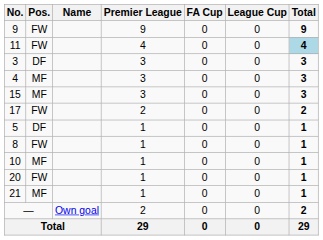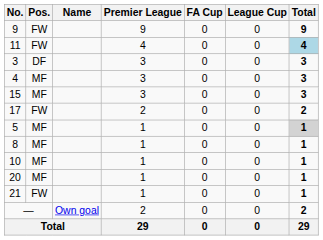(39, 128) DF -> (39, 128) MF
(304, 128) no background -> (304, 128) lightgrey background
(39, 144) FW -> (39, 144) MF
(39, 177) FW -> (39, 177) MF
(39, 194) MF -> (39, 194) FW
